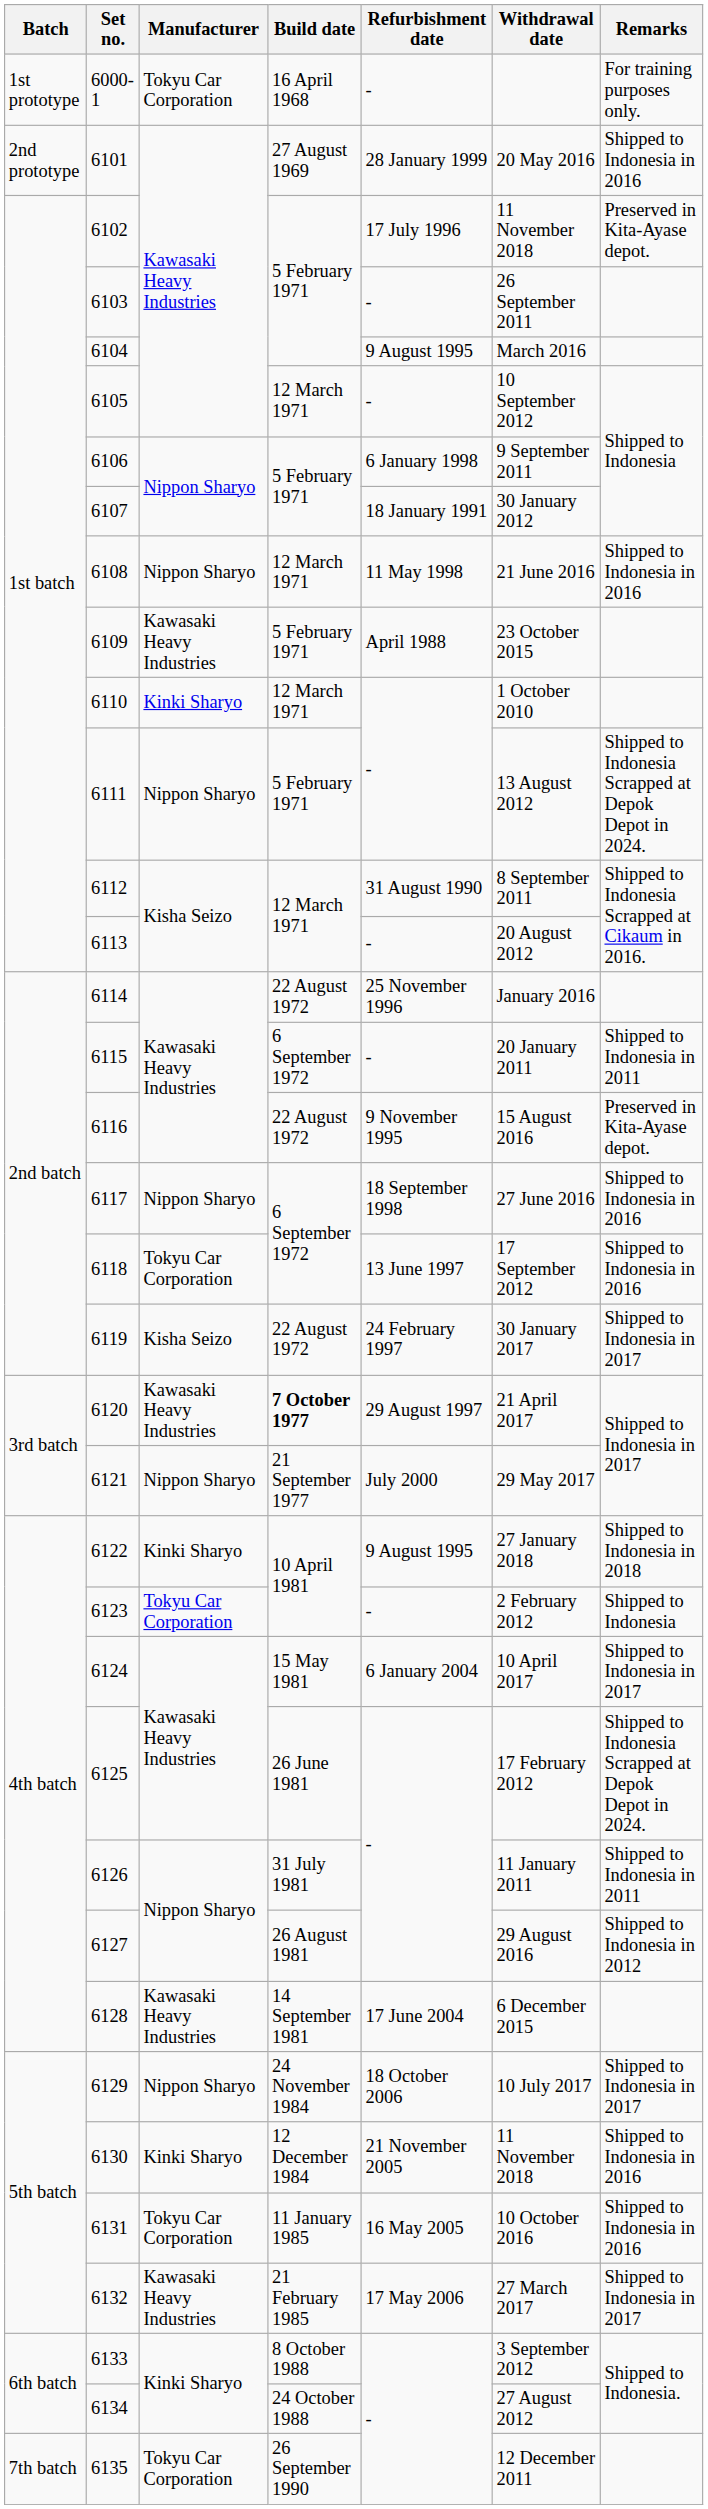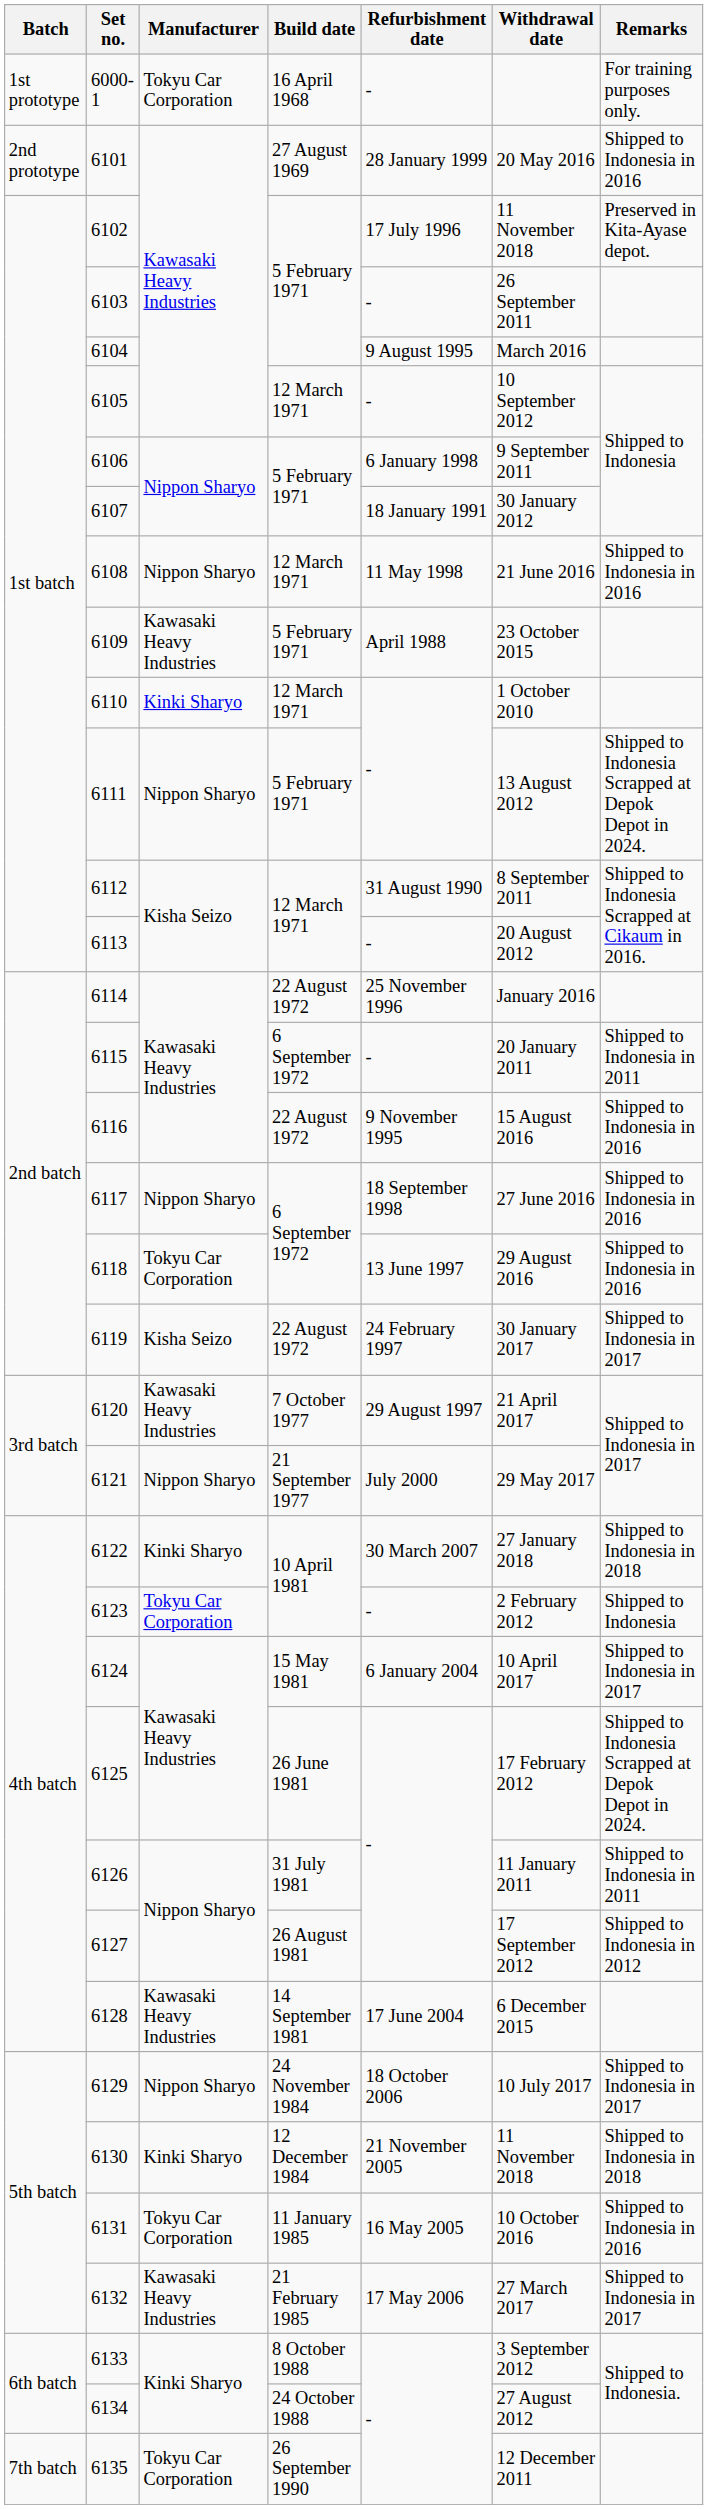(650, 1127) Preserved in Kita-Ayase depot. -> (650, 1127) Shipped to Indonesia in 2016
(536, 1268) 17 September 2012 -> (534, 1268) 29 August 2016
(311, 1410) bold -> (309, 1410) normal
(419, 1551) 9 August 1995 -> (422, 1551) 30 March 2007
(534, 1945) 29 August 2016 -> (536, 1945) 17 September 2012
(650, 2157) Shipped to Indonesia in 2016 -> (650, 2157) Shipped to Indonesia in 2018
